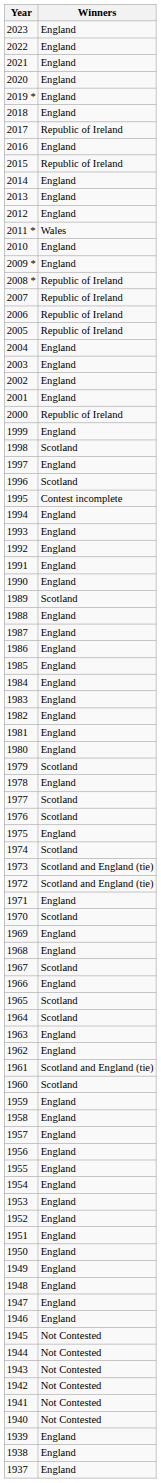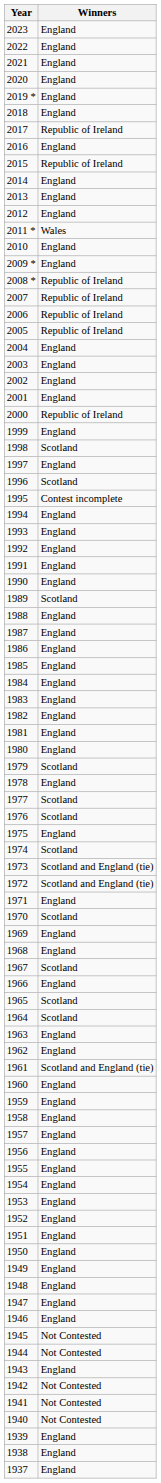(59, 1084) Scotland -> (58, 1084) England
(71, 1369) Not Contested -> (58, 1369) England
